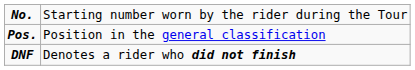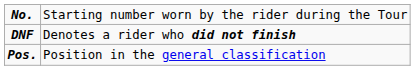rows swapped: (22, 35) <-> (22, 55)
